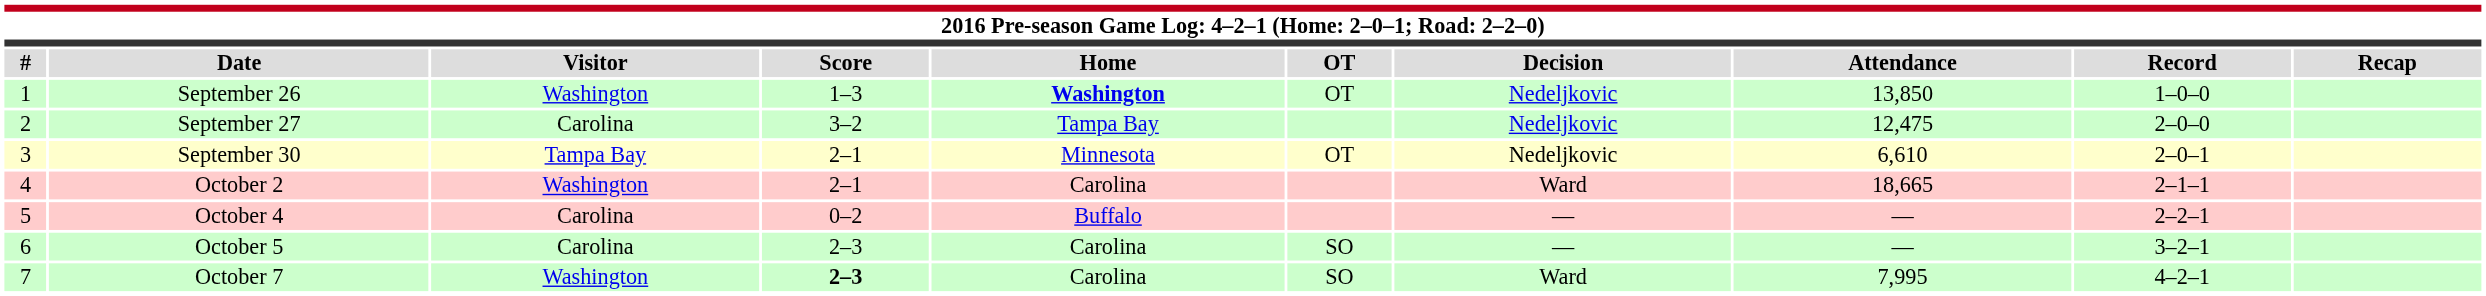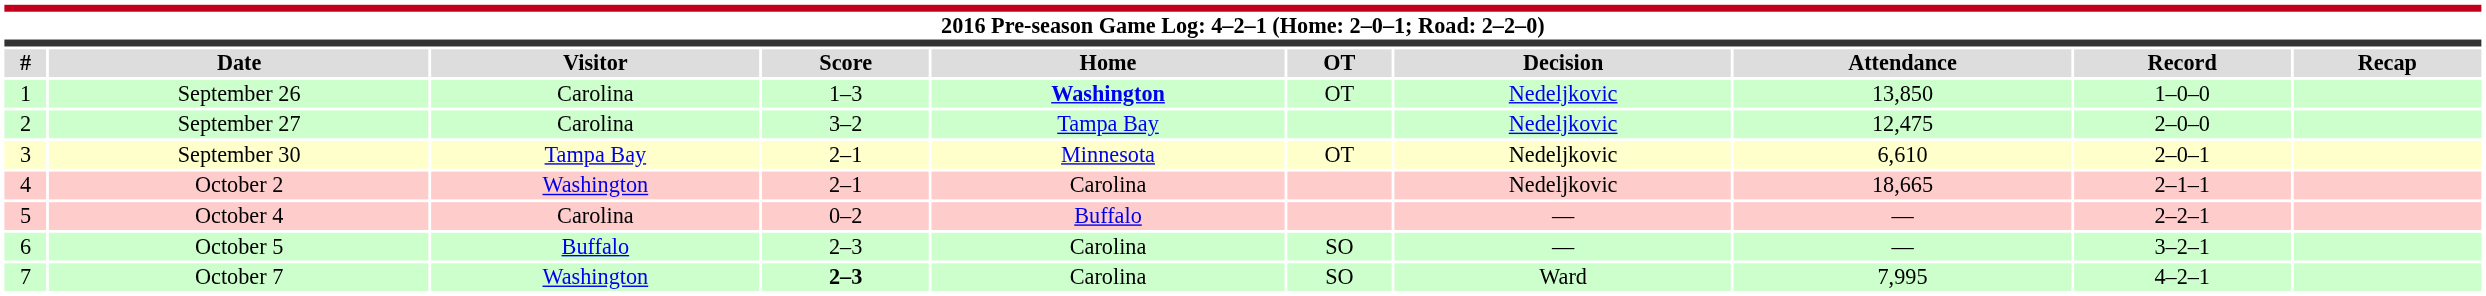(595, 93) Washington -> (595, 93) Carolina
(1563, 185) Ward -> (1563, 185) Nedeljkovic
(595, 246) Carolina -> (595, 246) Buffalo
